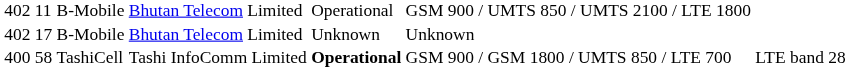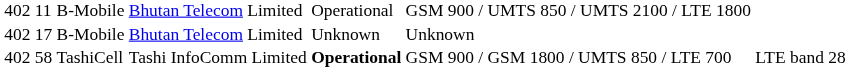(17, 57) 400 -> (17, 57) 402
